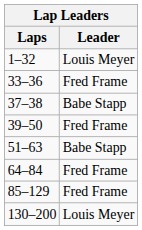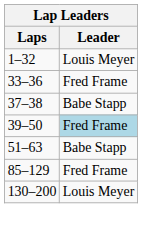(95, 125) no background -> (95, 125) lightblue background
- row: (25, 170)
